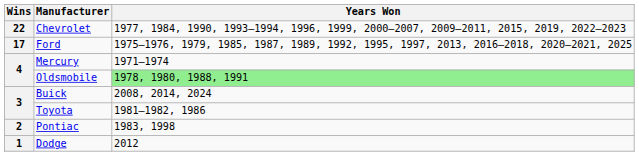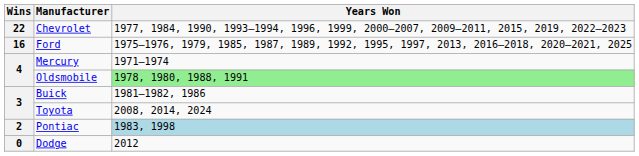(19, 46) 17 -> (19, 46) 16
(163, 95) 2008, 2014, 2024 -> (160, 95) 1981–1982, 1986
(160, 111) 1981–1982, 1986 -> (163, 111) 2008, 2014, 2024
(145, 127) no background -> (145, 127) lightblue background
(19, 144) 1 -> (19, 144) 0
